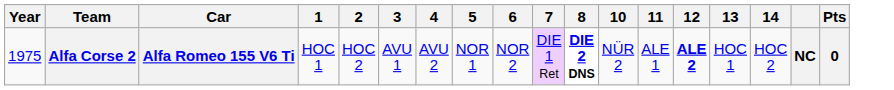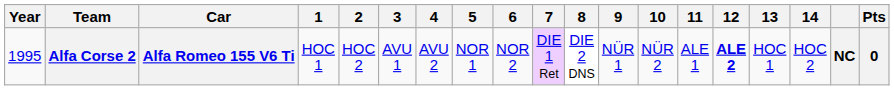+ column: (618, 16)
(25, 56) 1975 -> (25, 56) 1995
(582, 56) bold -> (582, 55) normal
